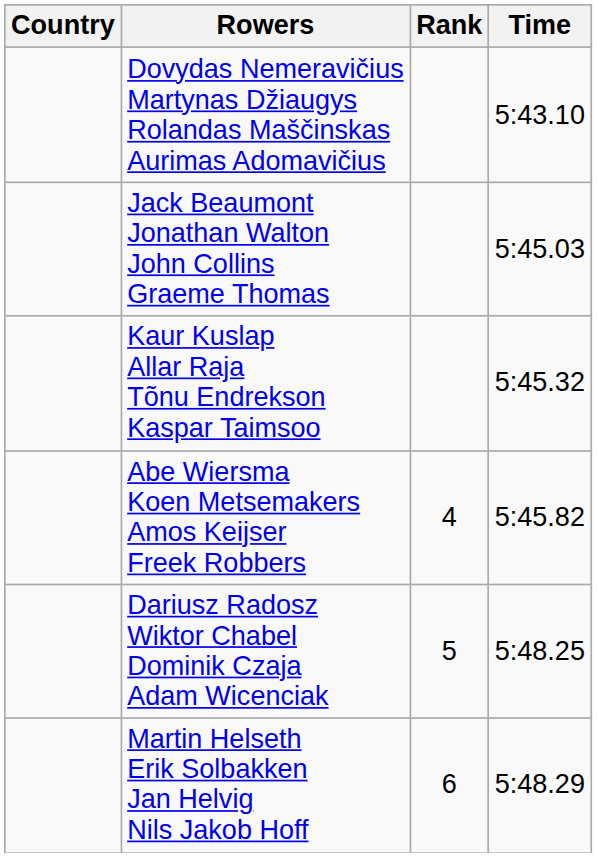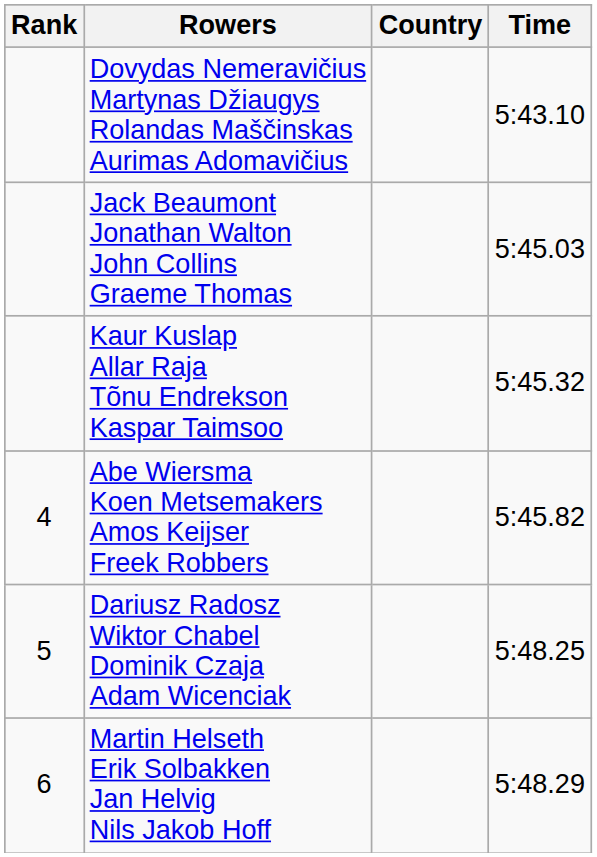columns swapped: (449, 25) <-> (63, 25)
